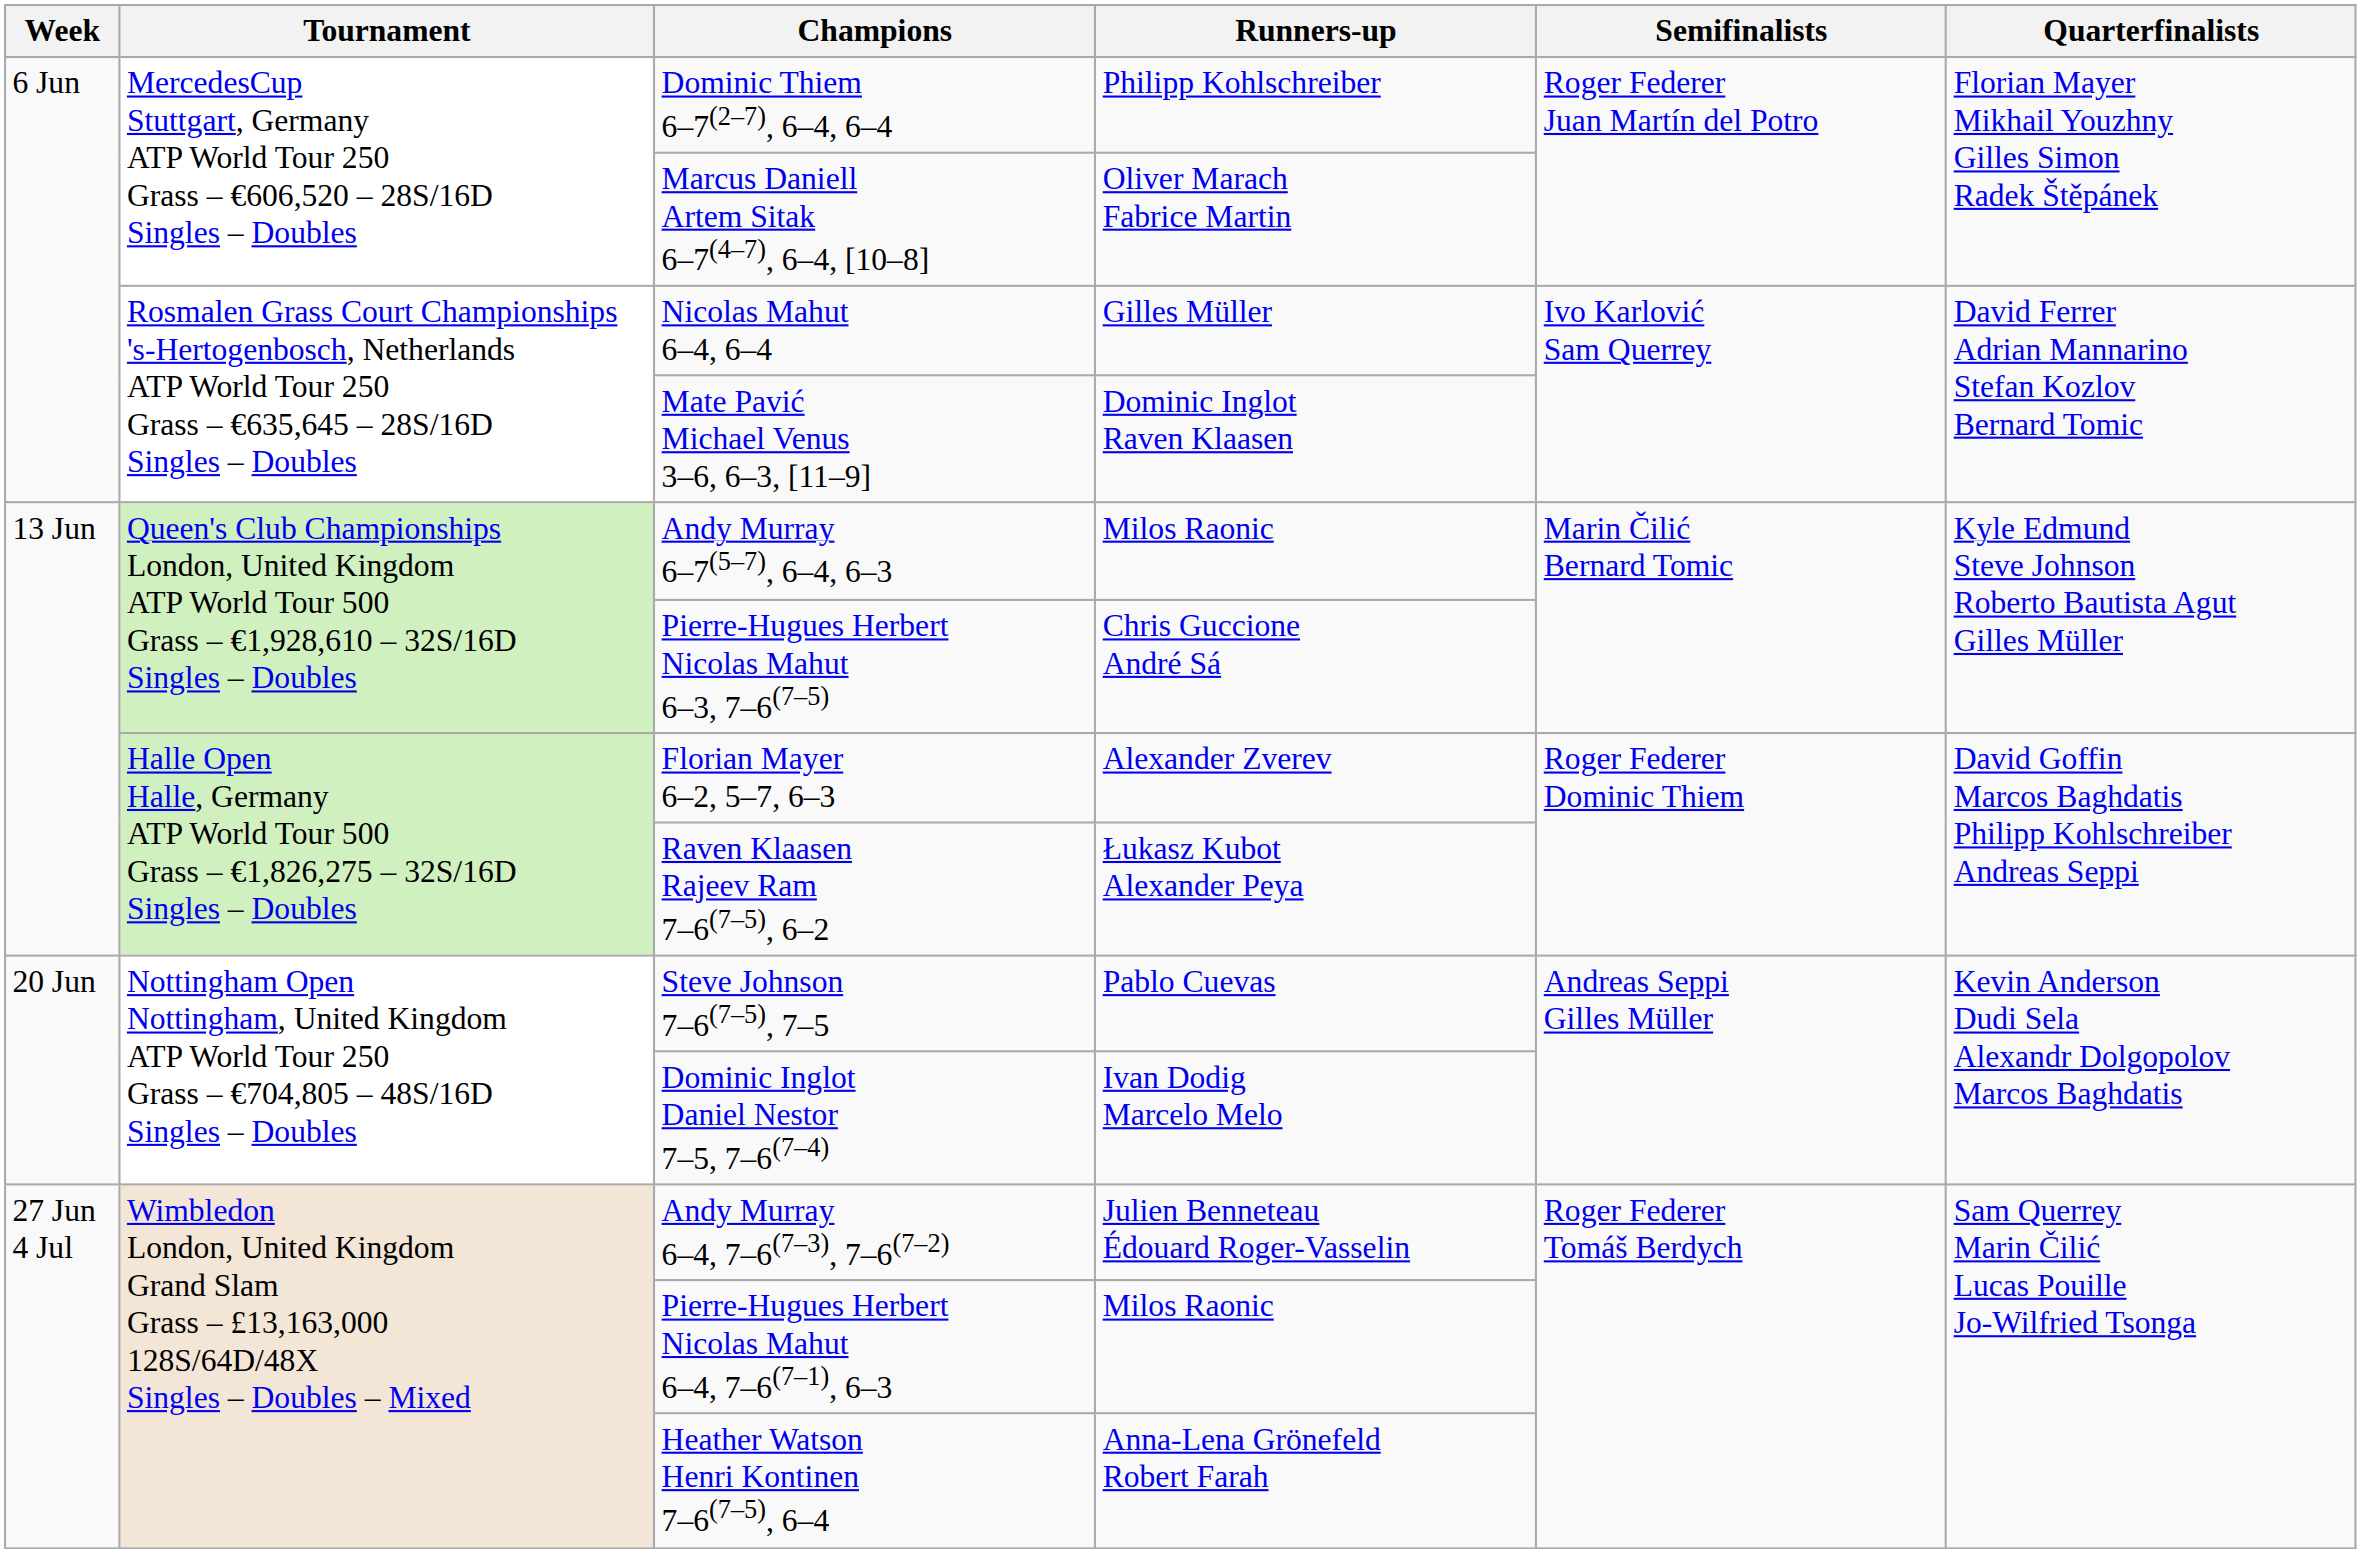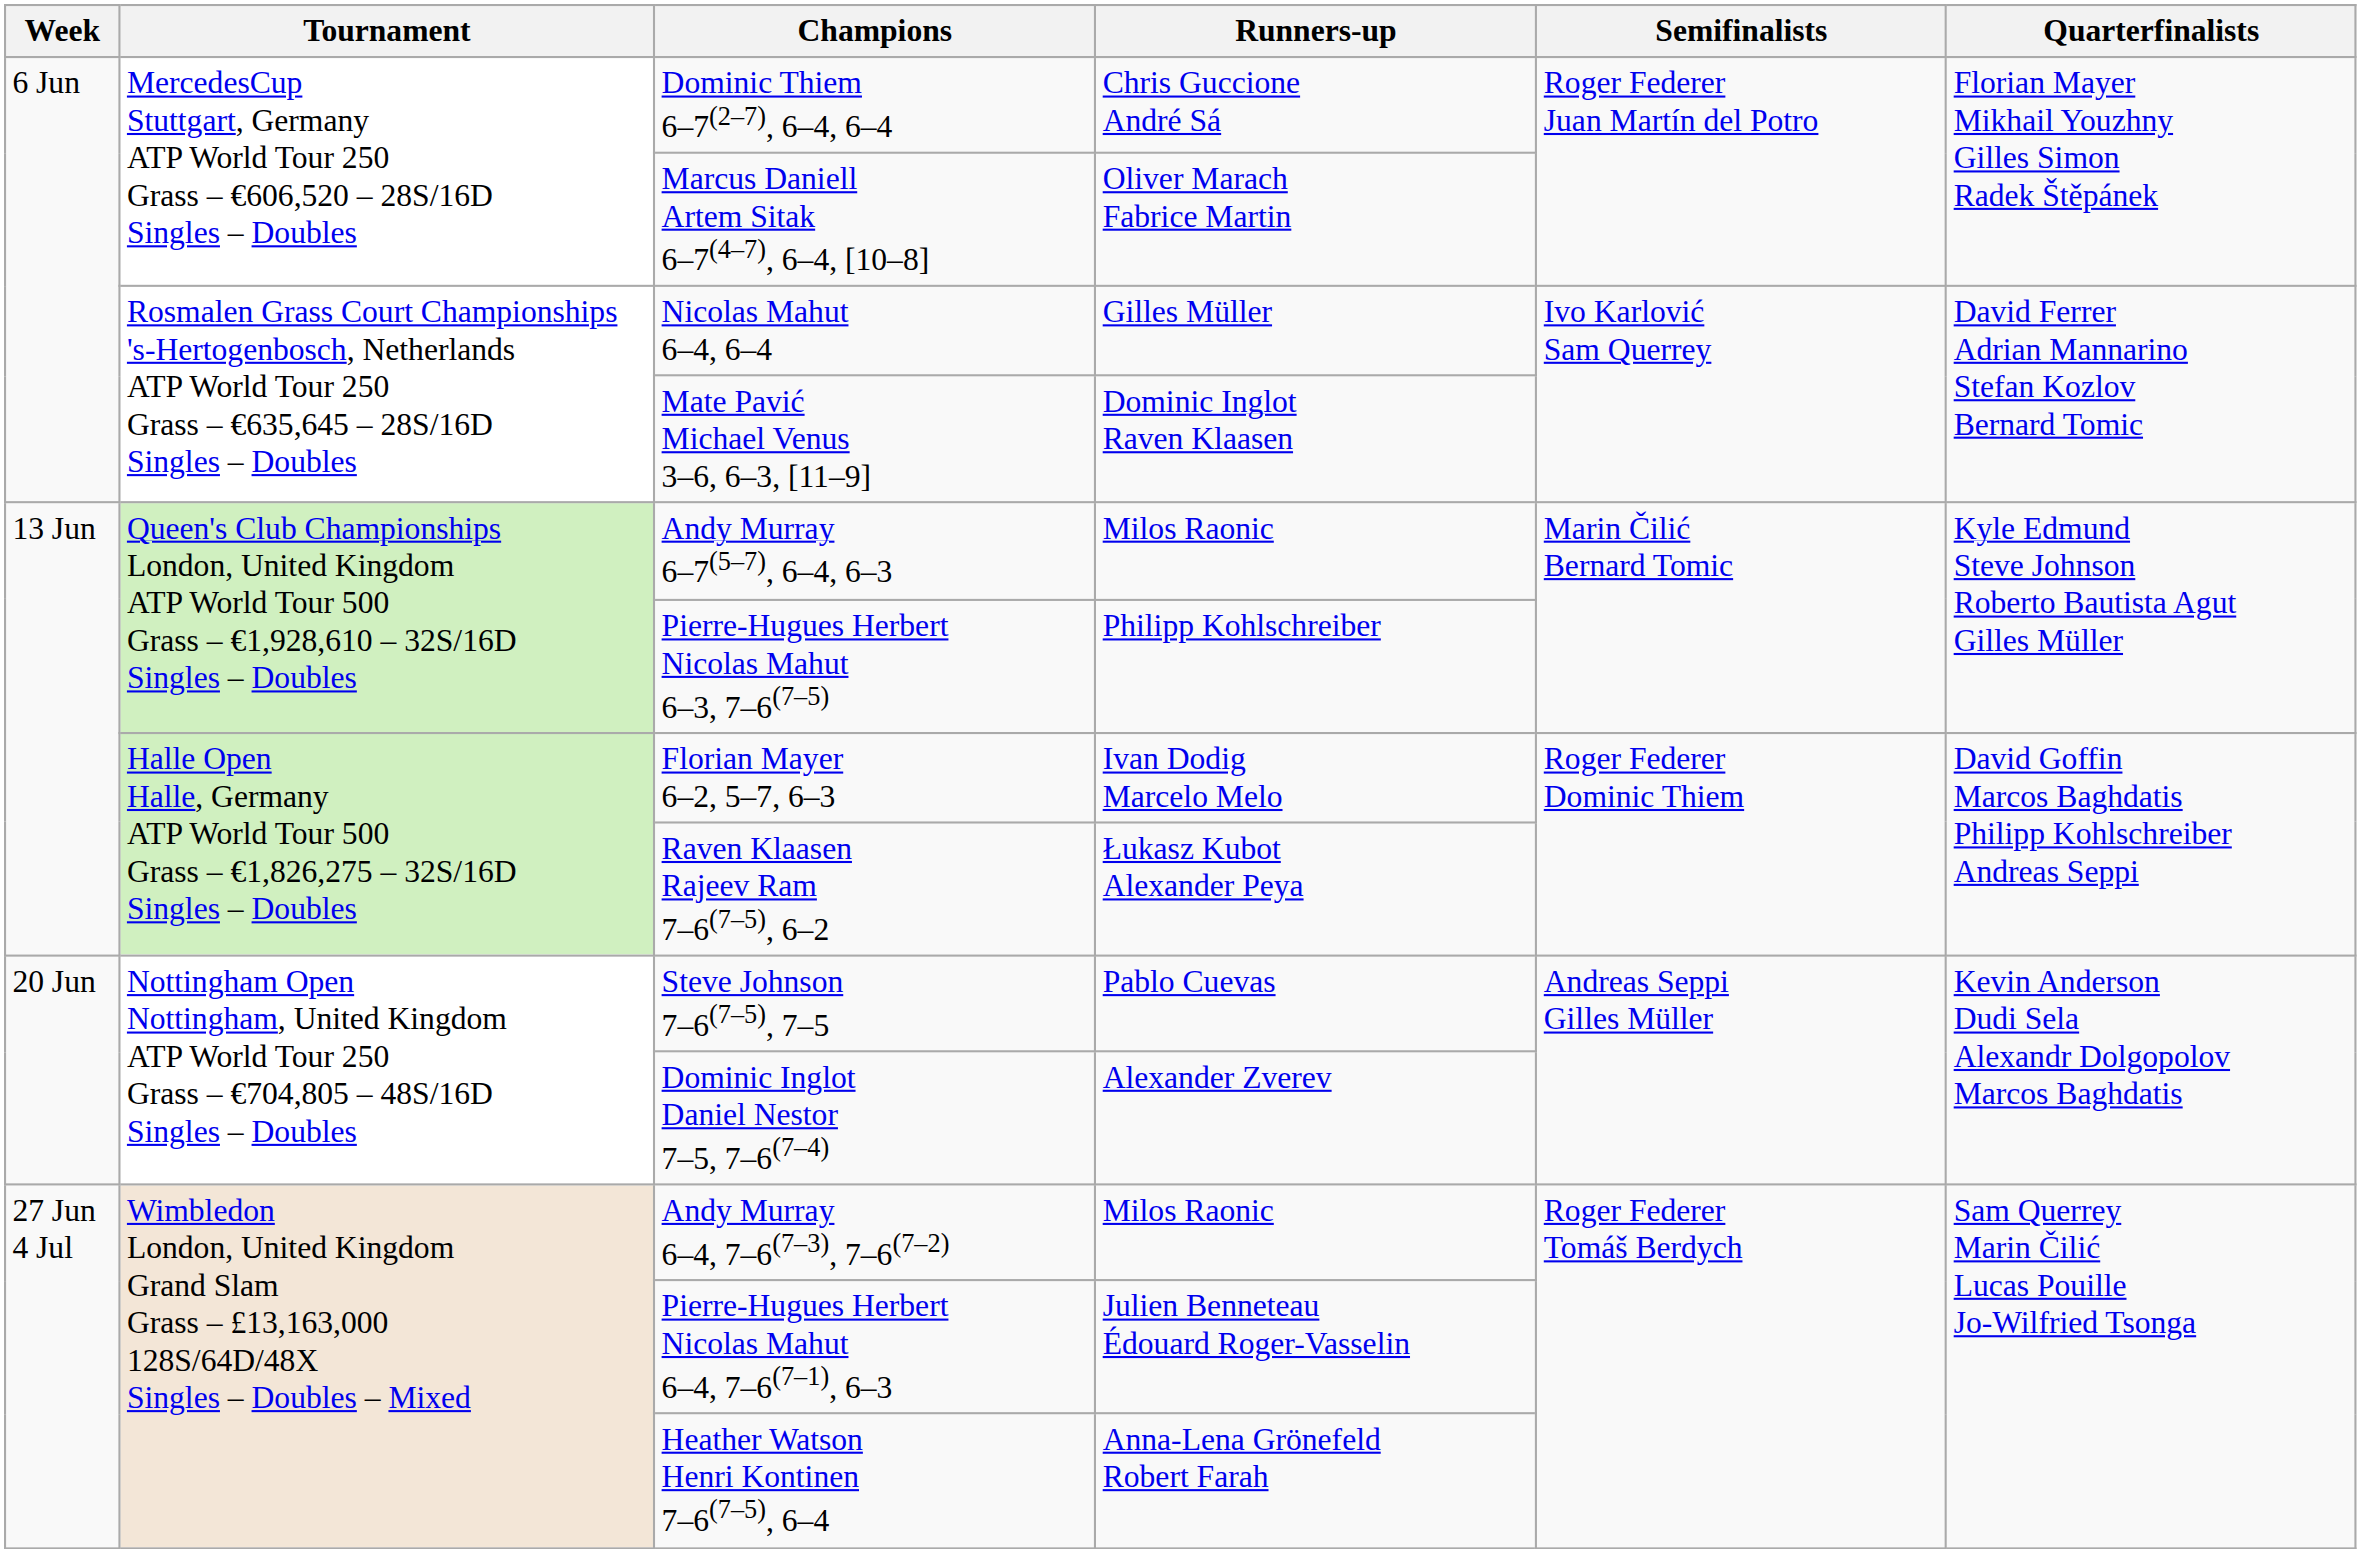(1242, 82) Philipp Kohlschreiber -> (1201, 101) Chris Guccione André Sá
(1201, 643) Chris Guccione André Sá -> (1242, 624) Philipp Kohlschreiber
(1217, 758) Alexander Zverev -> (1193, 776) Ivan Dodig Marcelo Melo
(1193, 1095) Ivan Dodig Marcelo Melo -> (1217, 1076) Alexander Zverev
(1256, 1229) Julien Benneteau Édouard Roger-Vasselin -> (1188, 1210) Milos Raonic
(1188, 1306) Milos Raonic -> (1256, 1325) Julien Benneteau Édouard Roger-Vasselin
